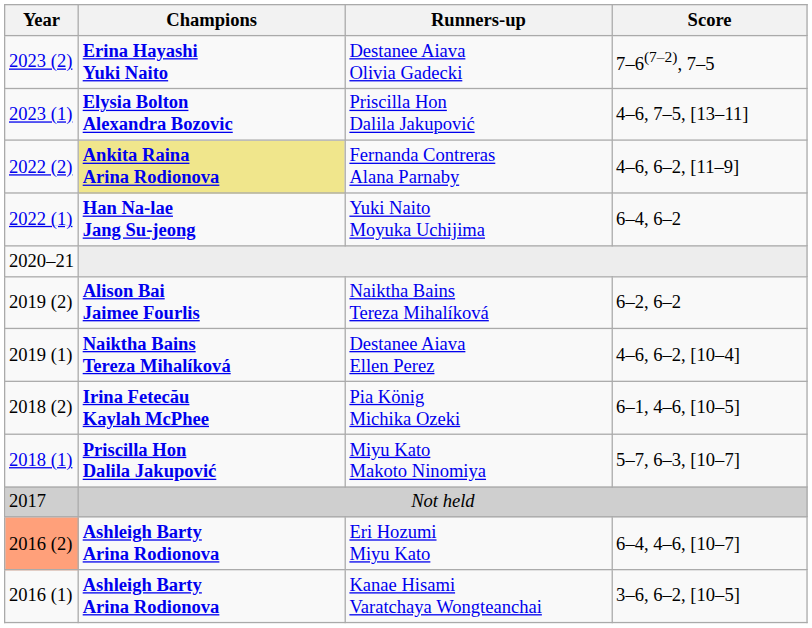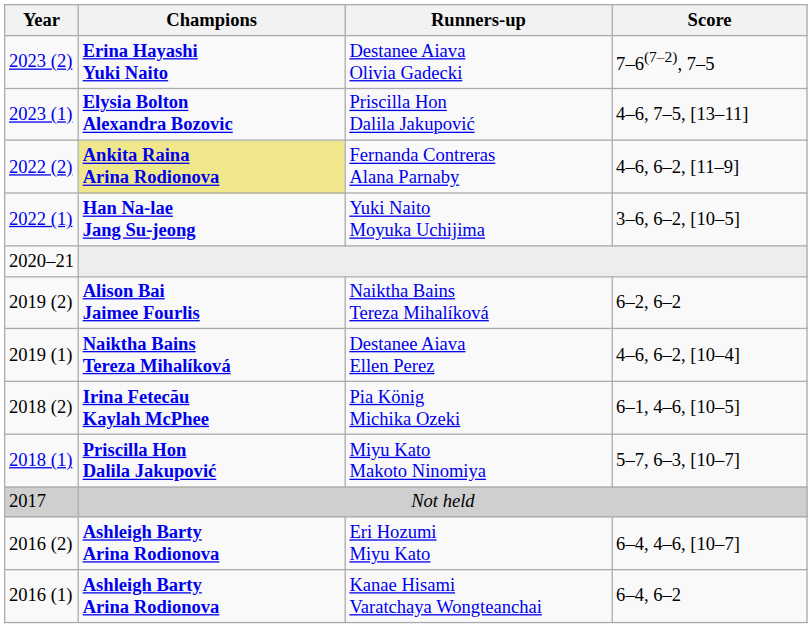(649, 219) 6–4, 6–2 -> (678, 219) 3–6, 6–2, [10–5]
(41, 543) lightsalmon background -> (41, 543) no background
(678, 596) 3–6, 6–2, [10–5] -> (649, 596) 6–4, 6–2
